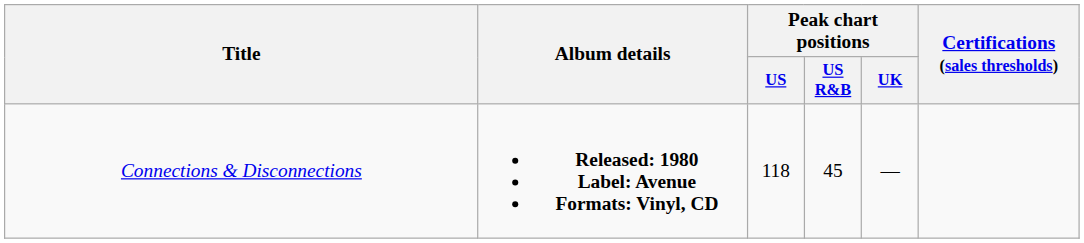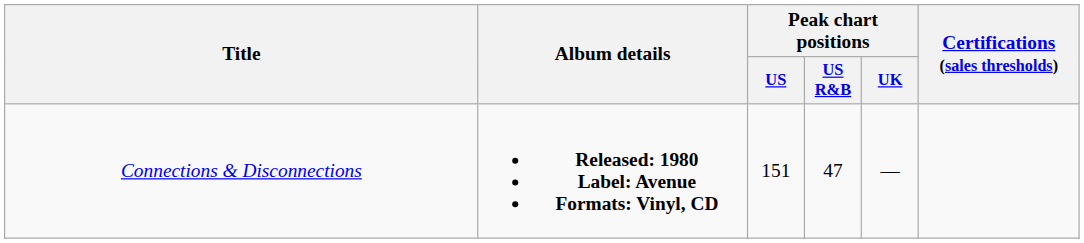(776, 170) 118 -> (776, 170) 151
(833, 170) 45 -> (833, 170) 47
